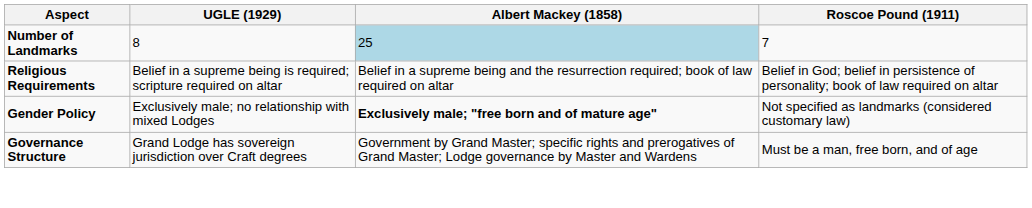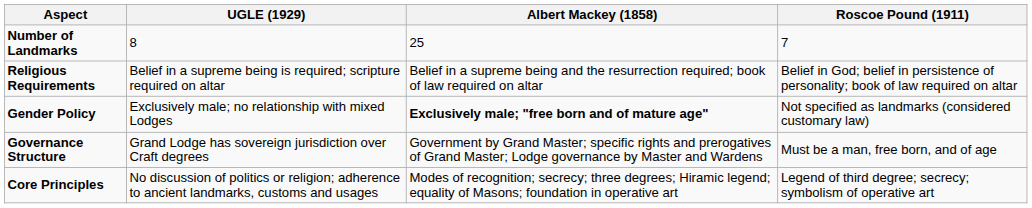(365, 43) lightblue background -> (417, 43) no background
+ row: (56, 185)
